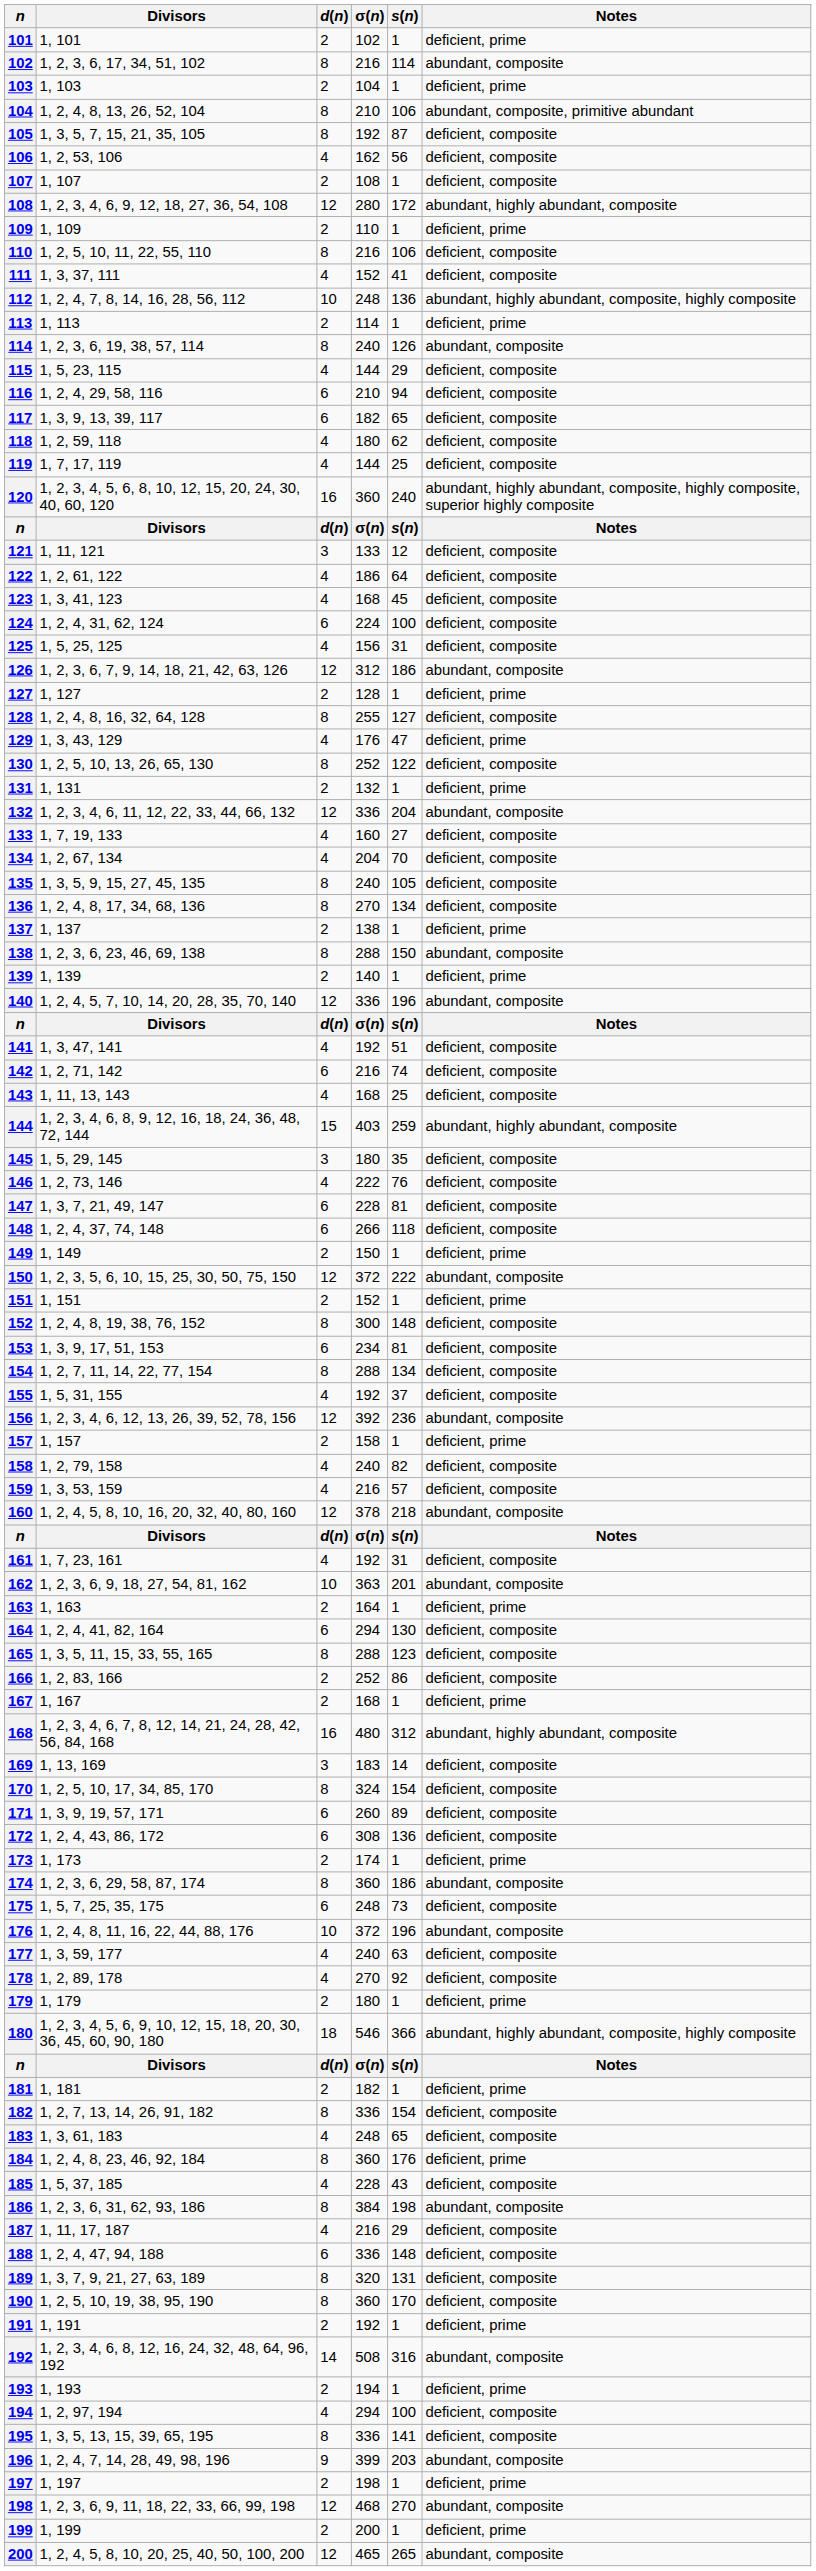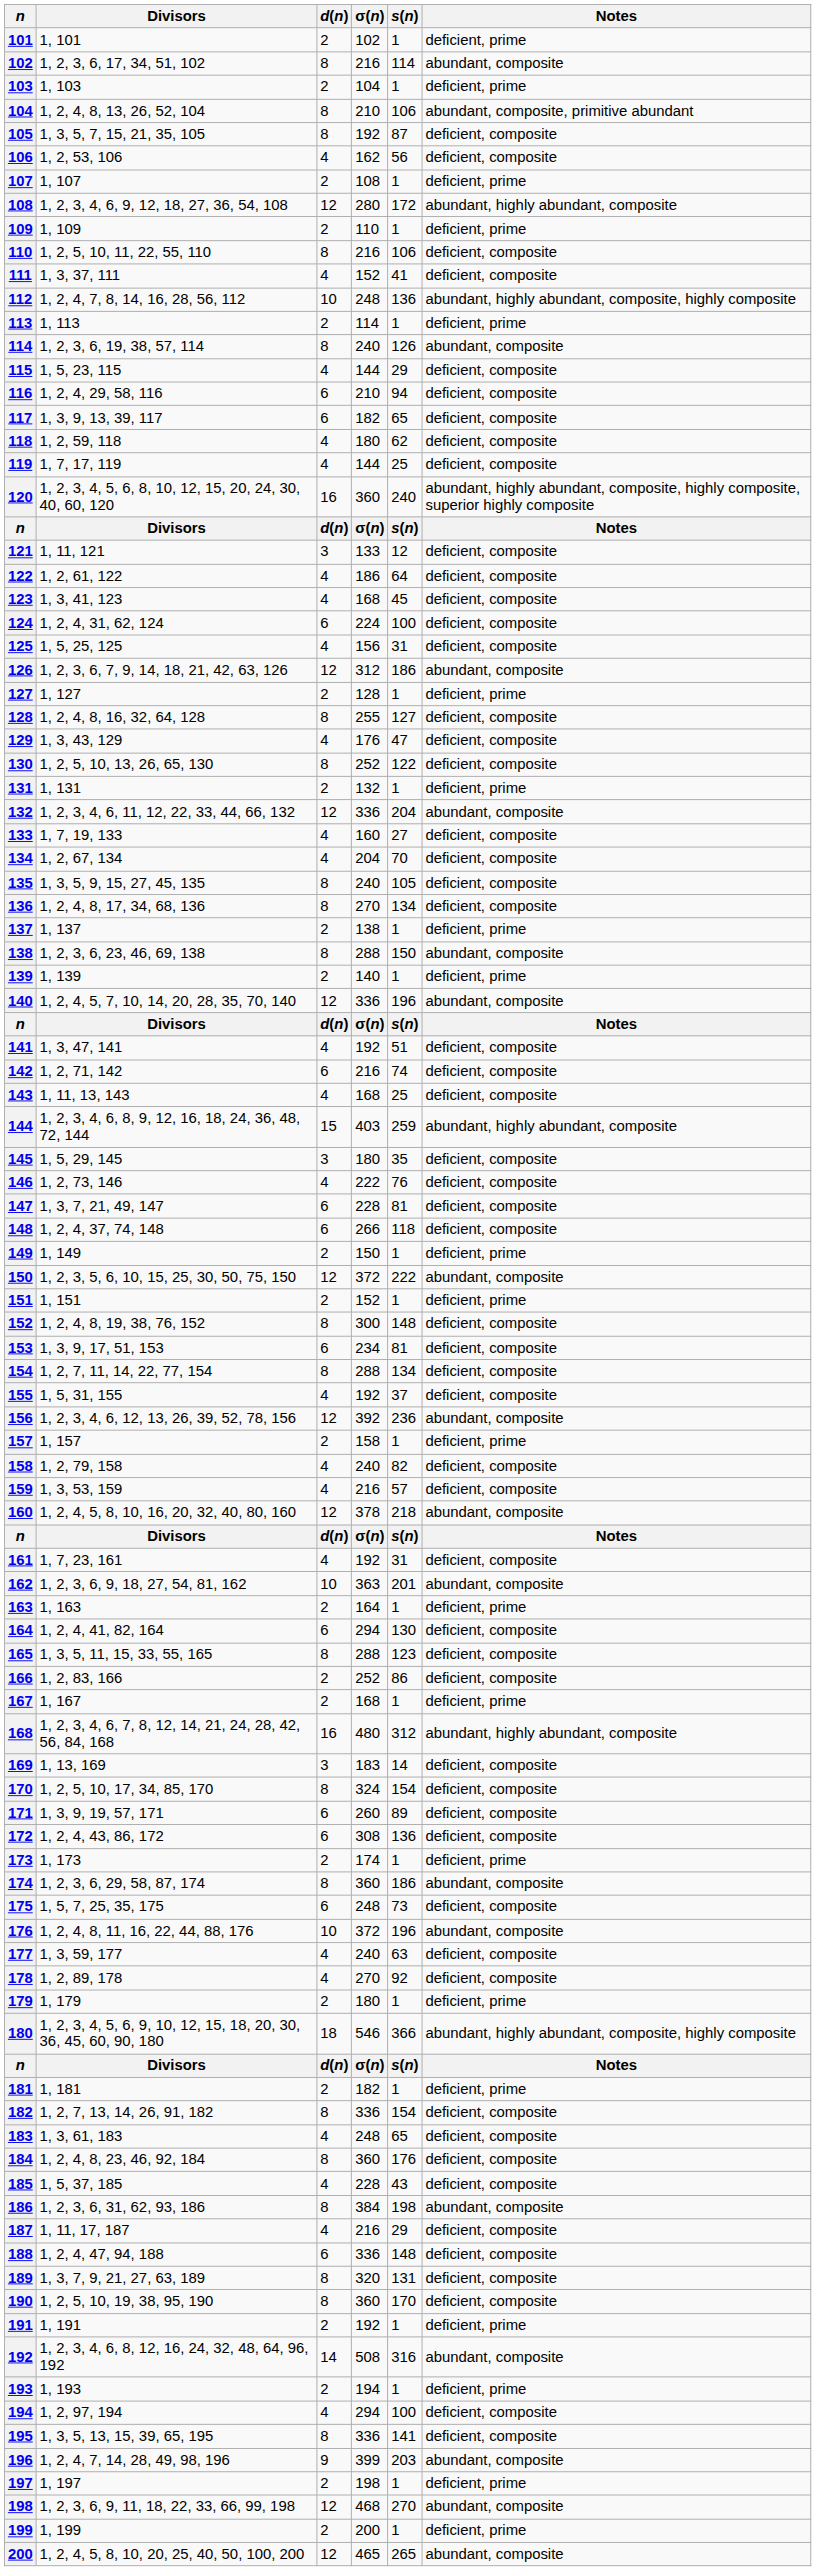(491, 181) deficient, composite -> (476, 181) deficient, prime
(476, 741) deficient, prime -> (491, 741) deficient, composite
(476, 2159) deficient, prime -> (491, 2159) deficient, composite
